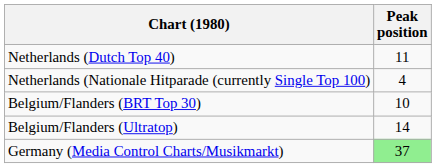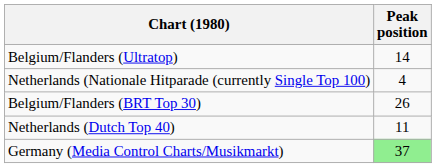rows swapped: (91, 56) <-> (93, 127)
(402, 103) 10 -> (402, 103) 26
